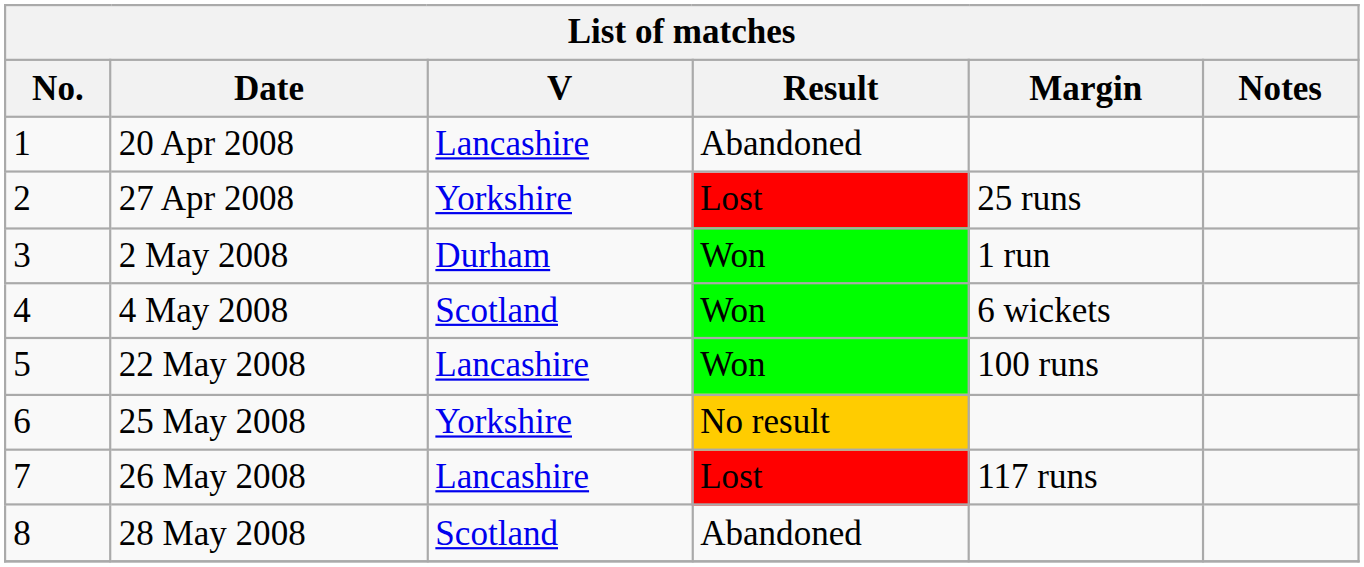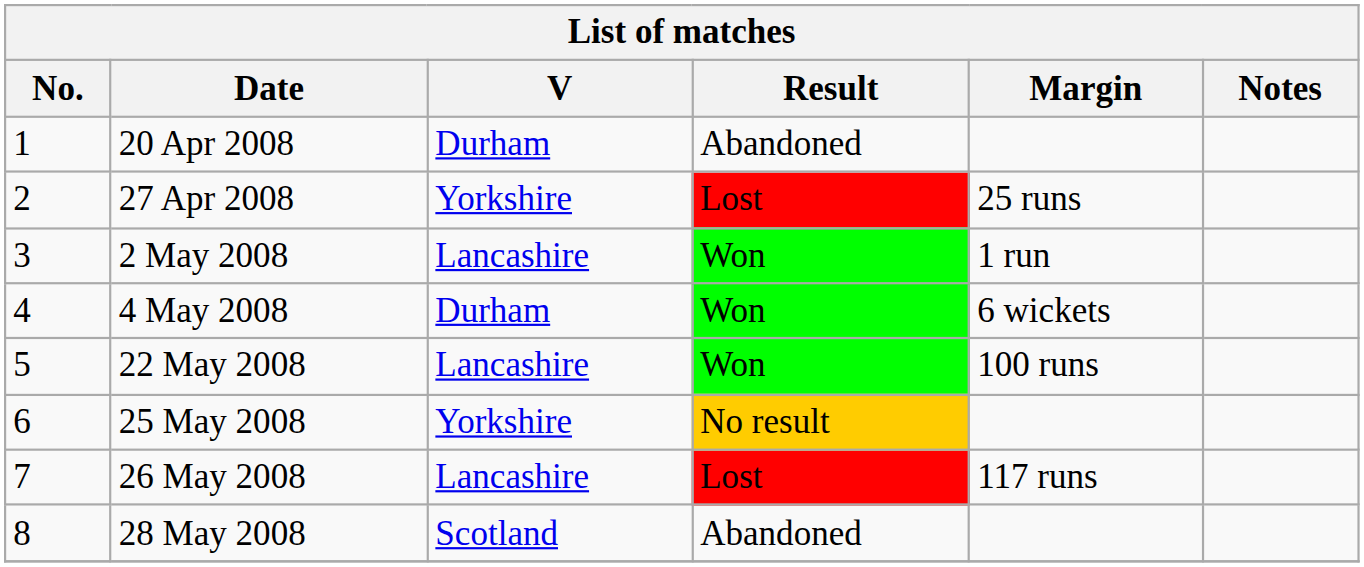(512, 143) Lancashire -> (493, 143) Durham
(493, 254) Durham -> (512, 254) Lancashire
(497, 310) Scotland -> (493, 310) Durham
